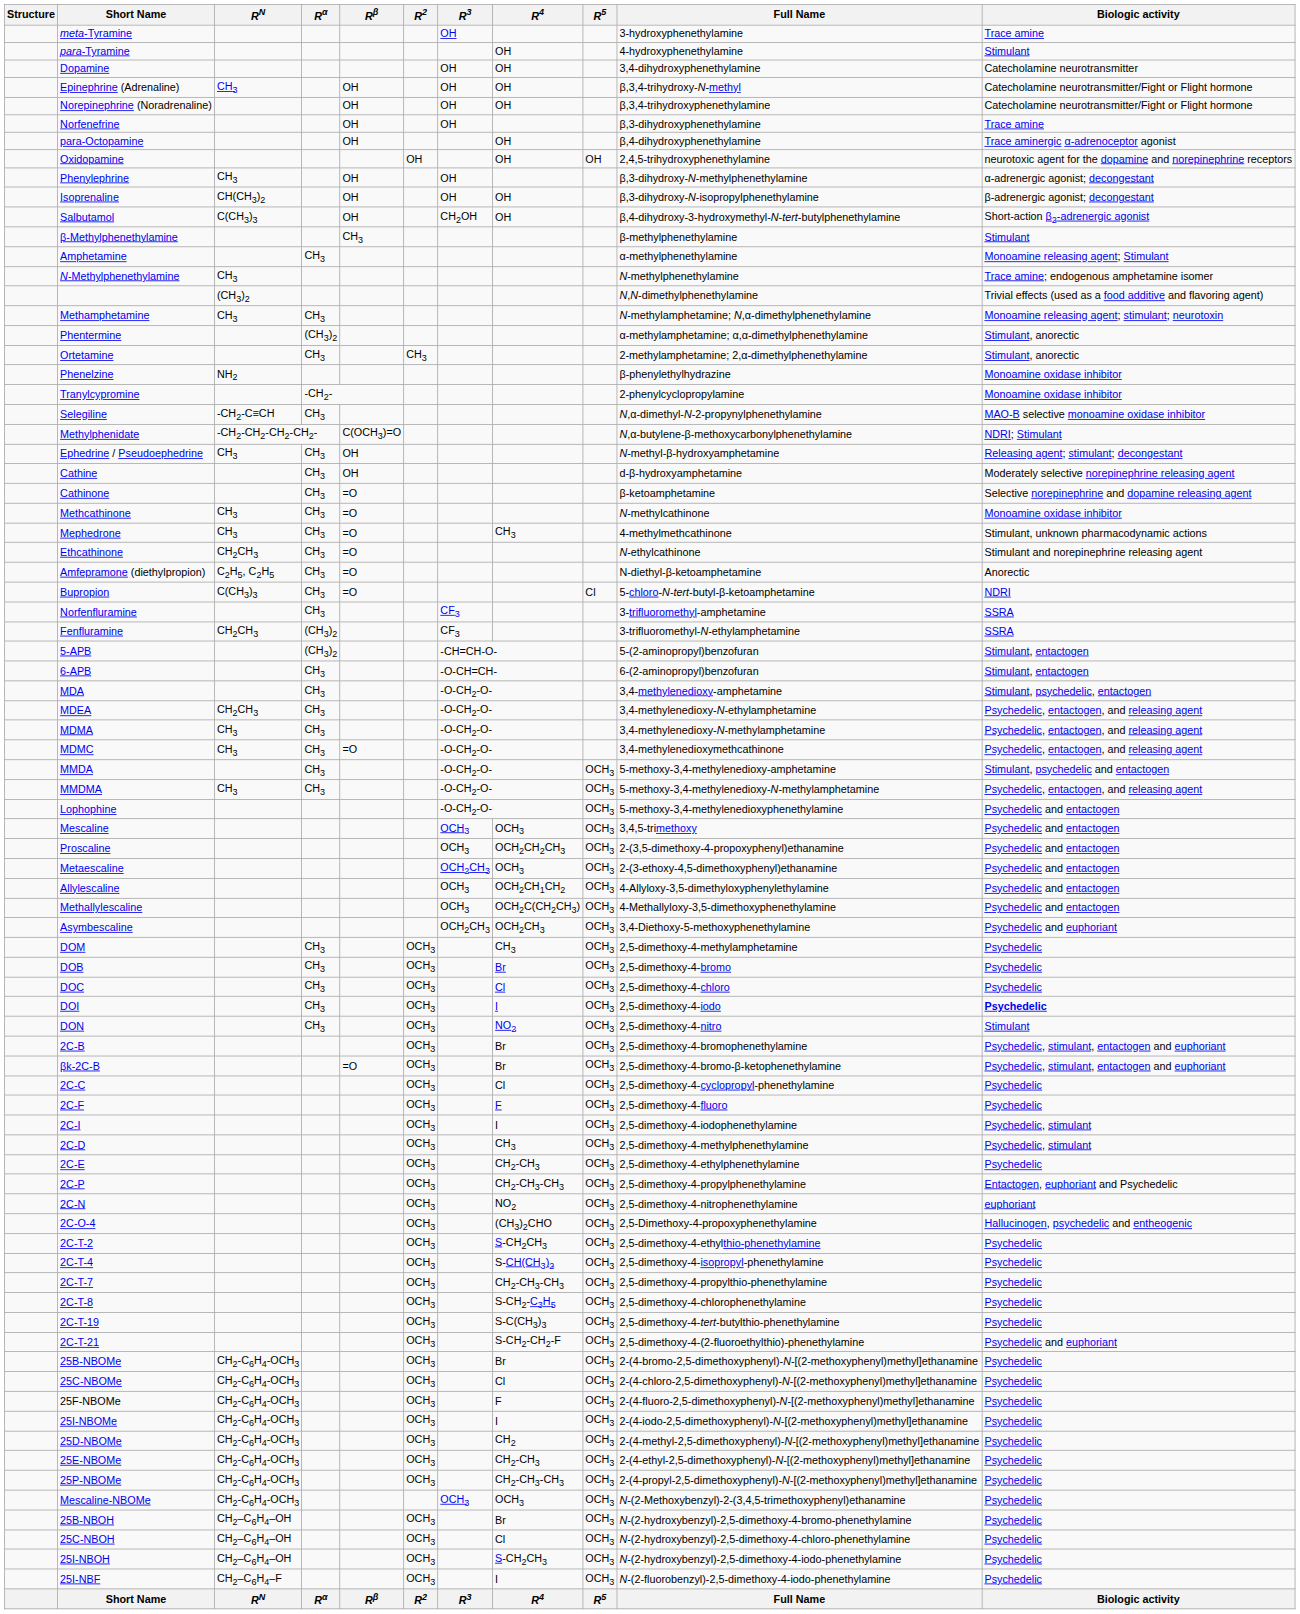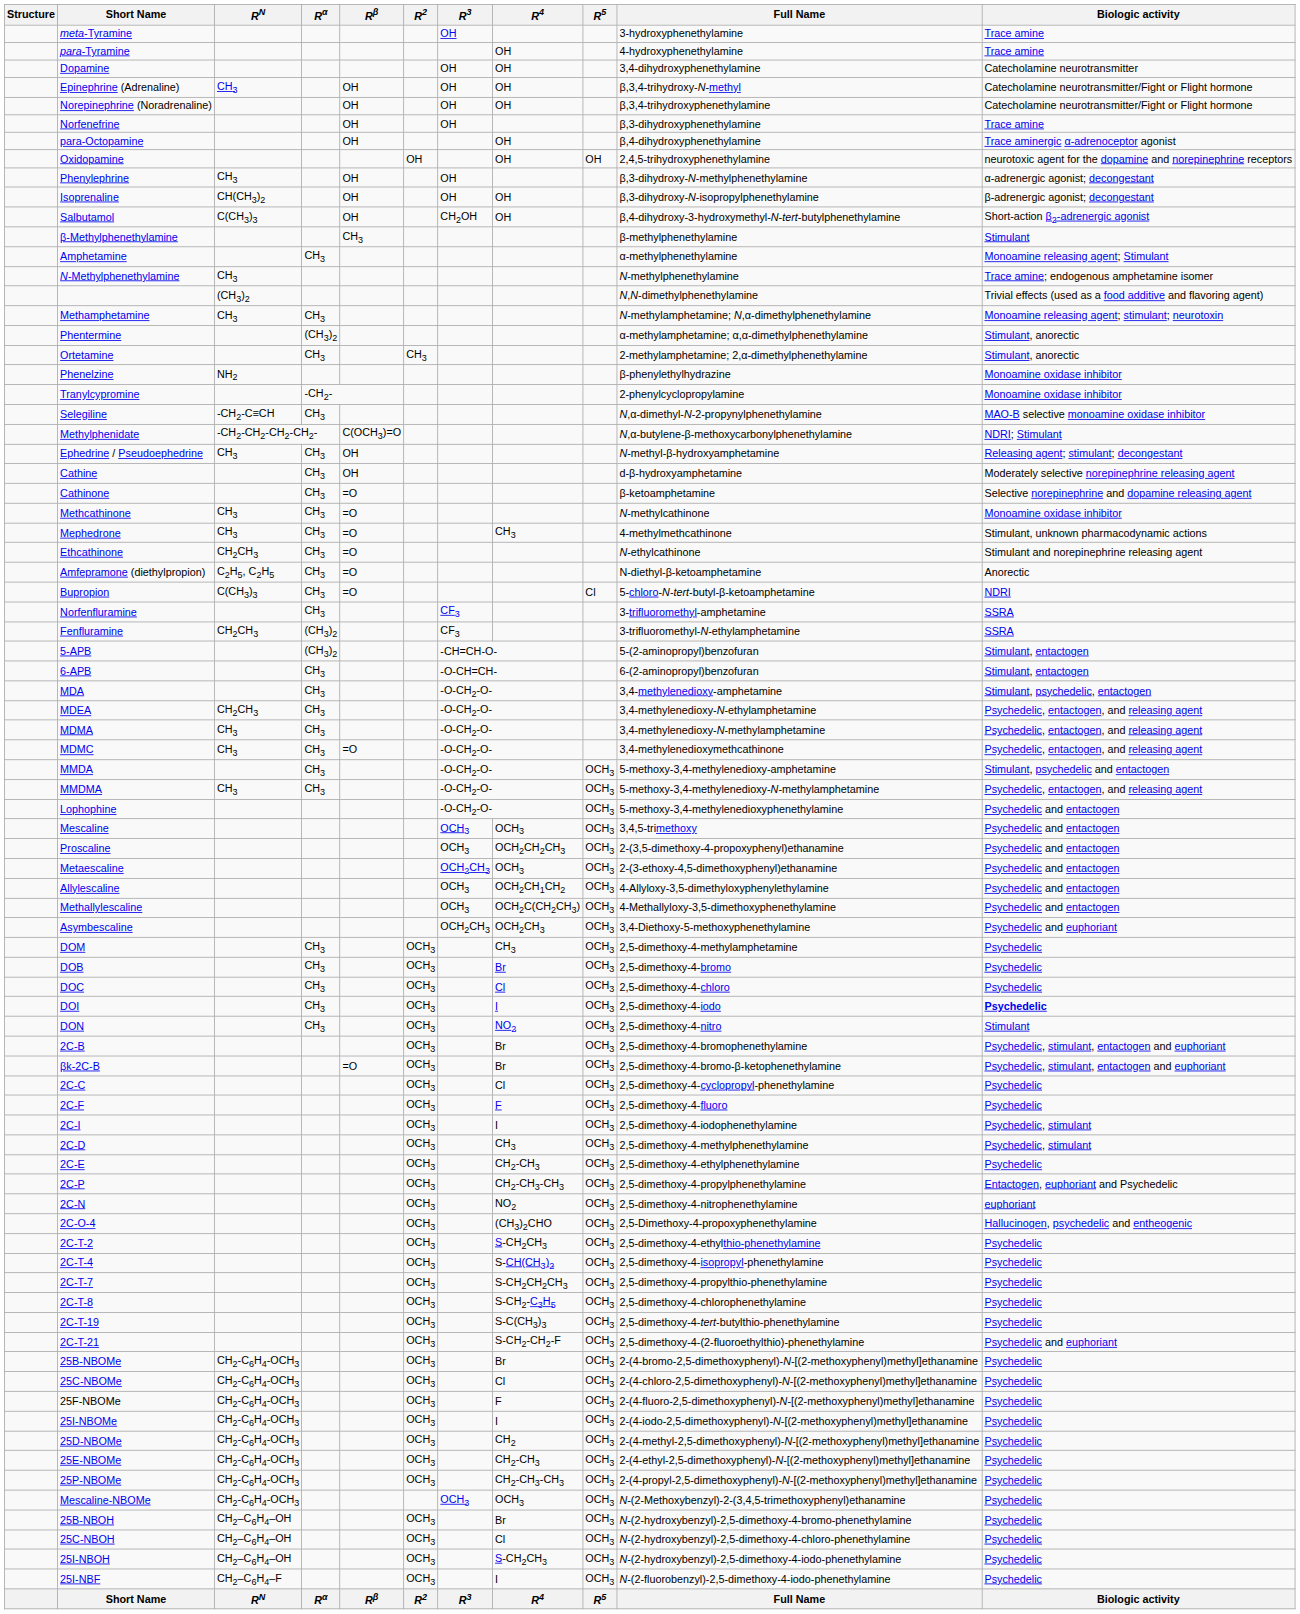(1007, 51) Stimulant -> (1014, 51) Trace amine
(530, 1283) CH2-CH3-CH3 -> (531, 1283) S-CH2CH2CH3
